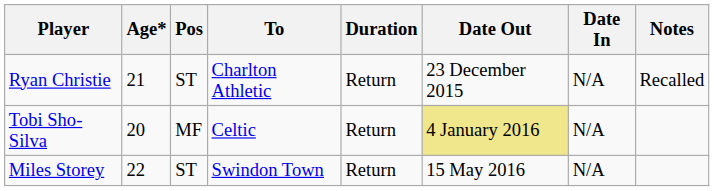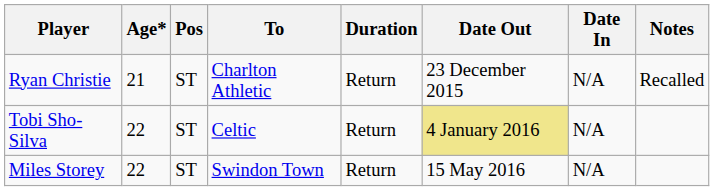(136, 130) 20 -> (136, 130) 22
(189, 130) MF -> (186, 130) ST
